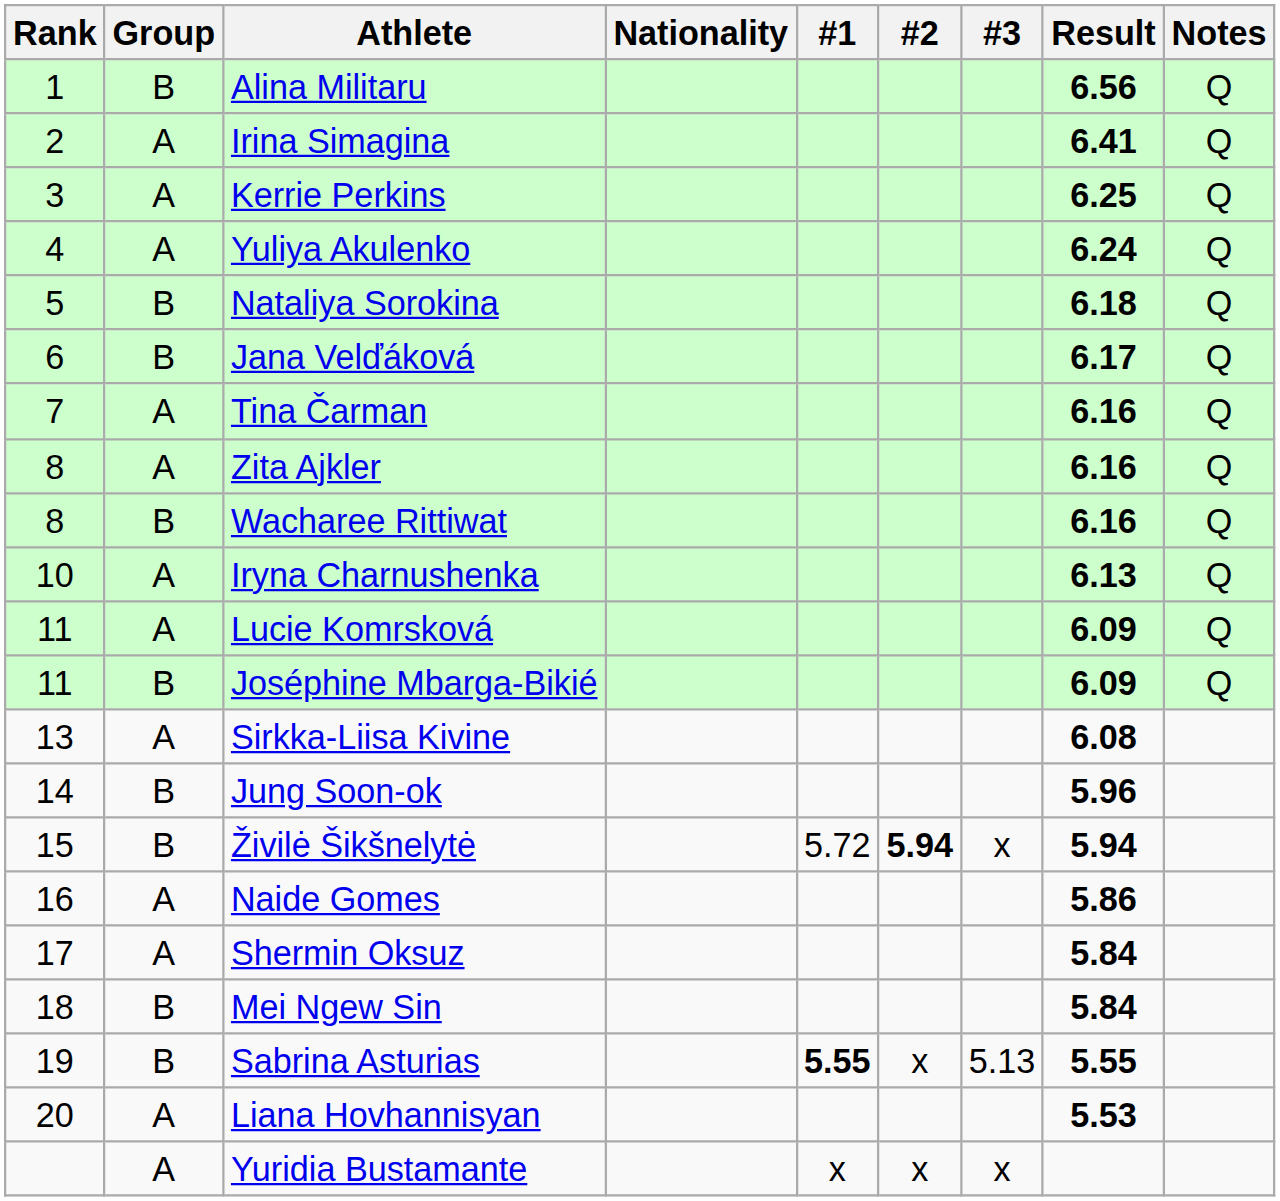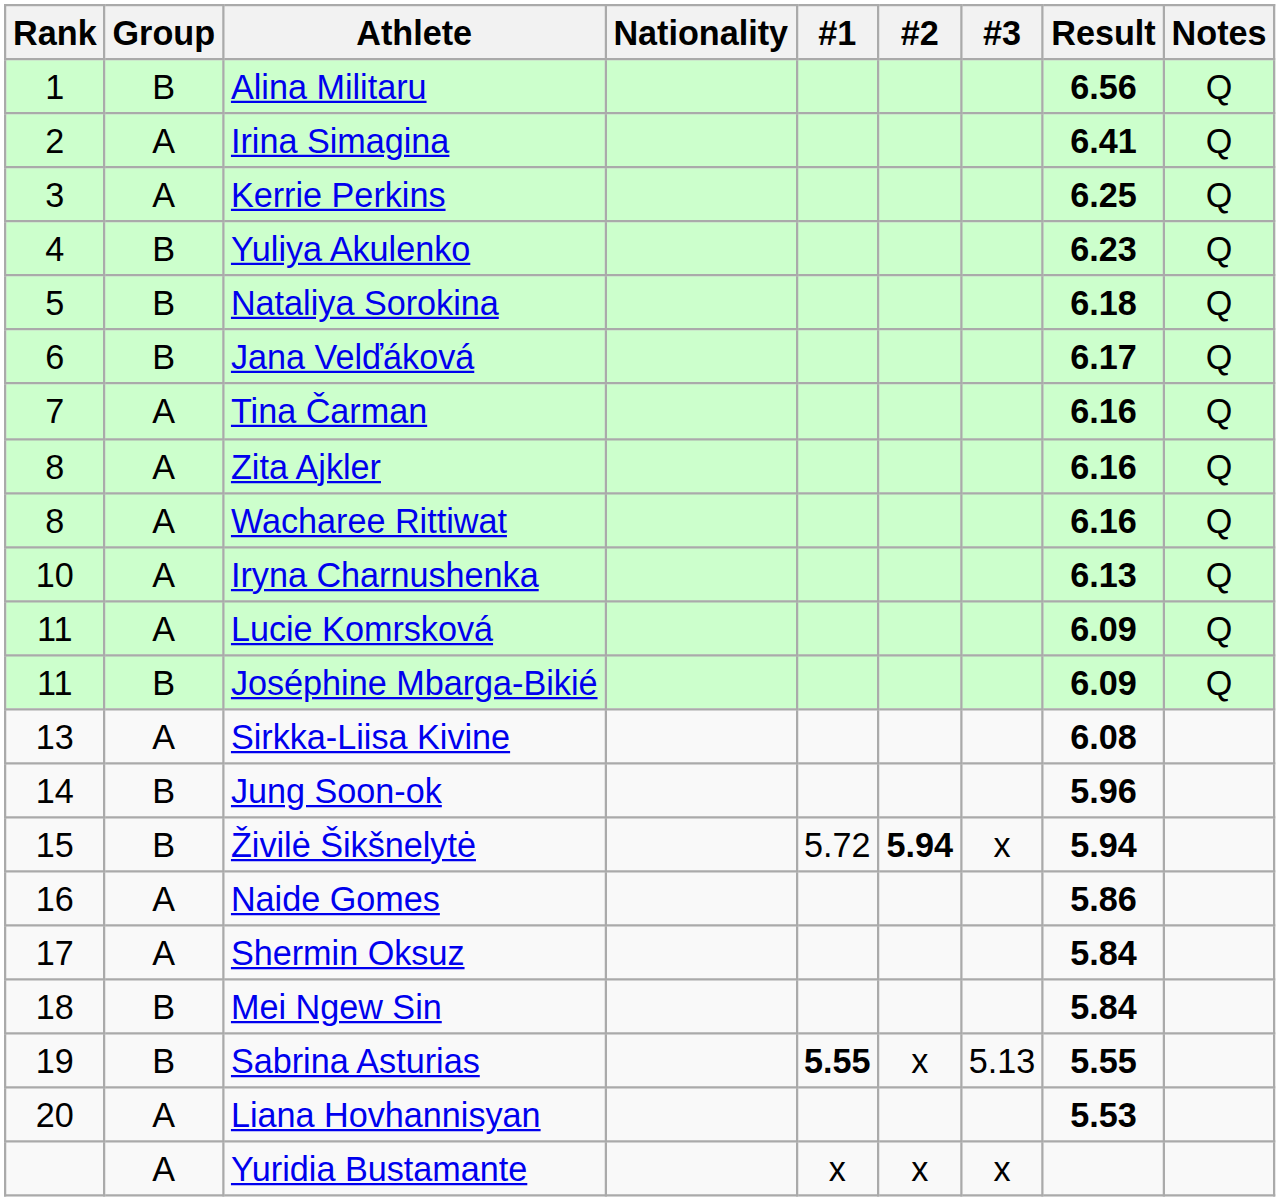(164, 249) A -> (164, 249) B
(1103, 249) 6.24 -> (1103, 249) 6.23
(164, 520) B -> (164, 520) A
